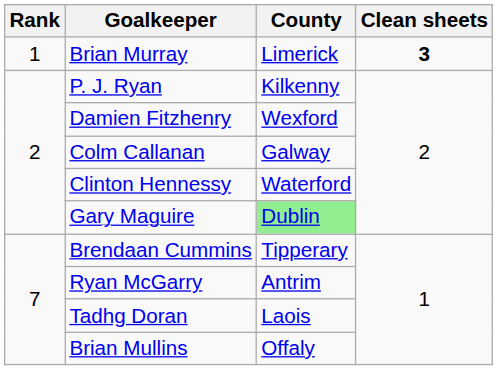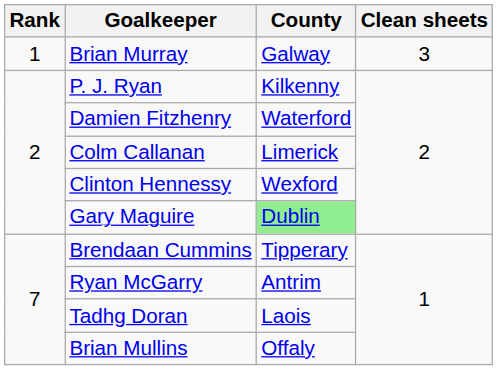(300, 53) Limerick -> (296, 53) Galway
(424, 53) bold -> (424, 53) normal
(300, 119) Wexford -> (306, 119) Waterford
(296, 151) Galway -> (300, 151) Limerick
(306, 184) Waterford -> (300, 184) Wexford
